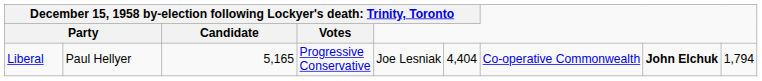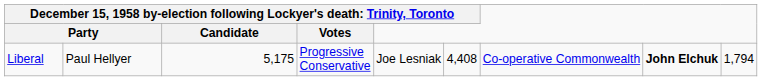(279, 59) 5,165 -> (279, 59) 5,175
(462, 59) 4,404 -> (462, 59) 4,408
